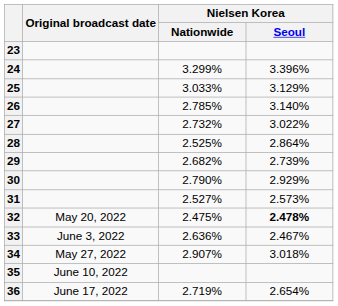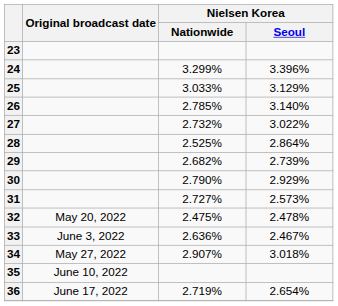(202, 198) 2.527% -> (202, 198) 2.727%
(289, 217) bold -> (289, 217) normal
